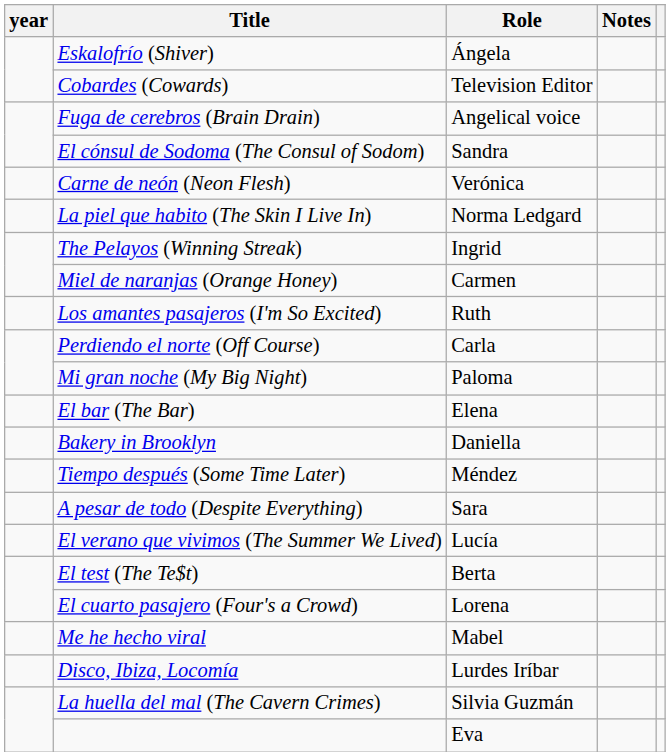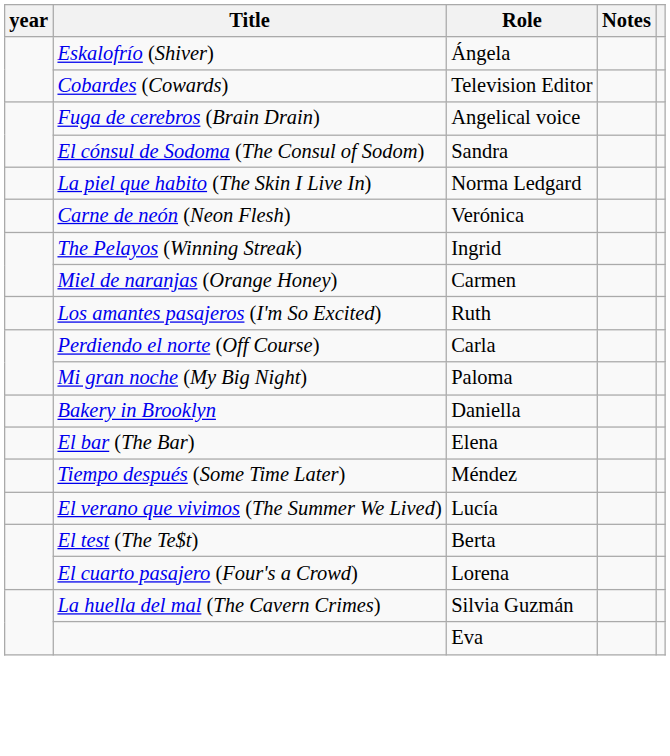rows swapped: (174, 183) <-> (214, 215)
rows swapped: (137, 442) <-> (126, 410)
- row: (210, 507)
- row: (132, 637)
- row: (148, 670)
